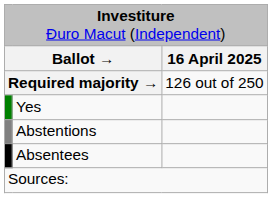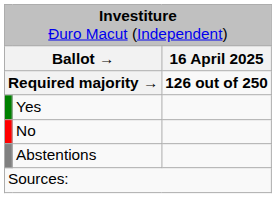(214, 82) normal -> (217, 82) bold
+ row: (26, 131)
- row: (52, 155)
